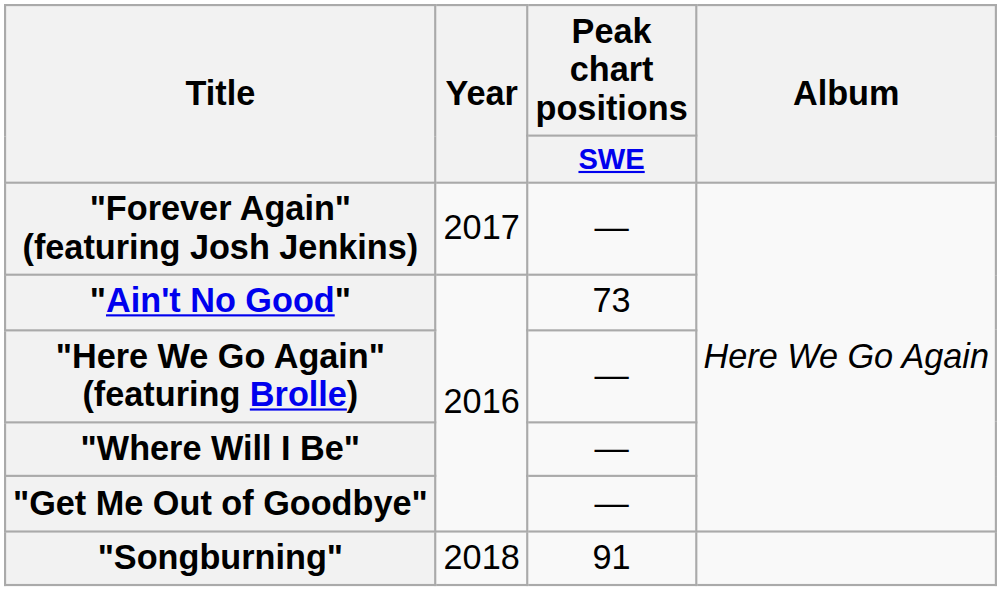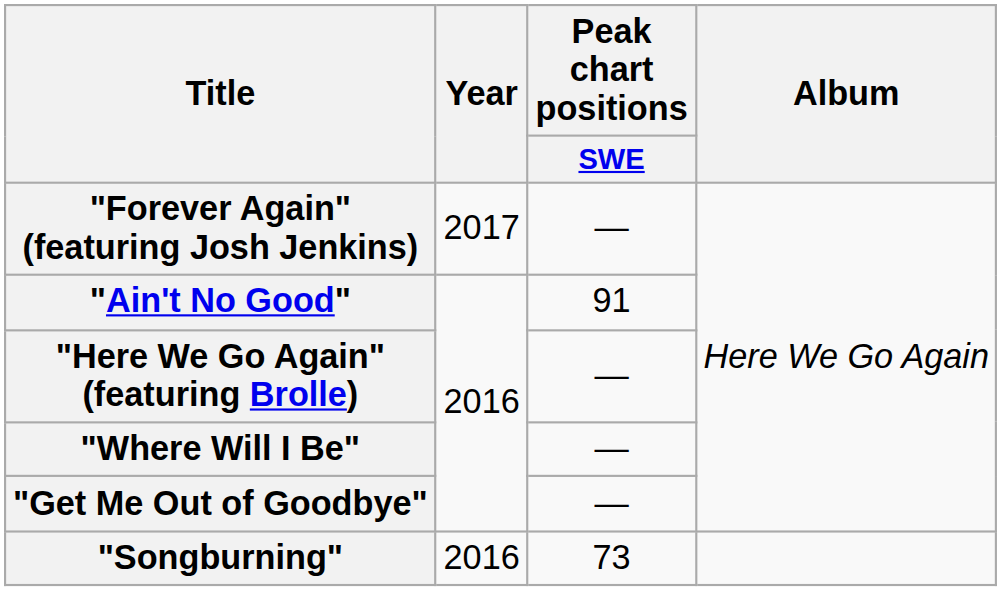(612, 301) 73 -> (612, 301) 91
(482, 557) 2018 -> (482, 557) 2016
(612, 557) 91 -> (612, 557) 73
